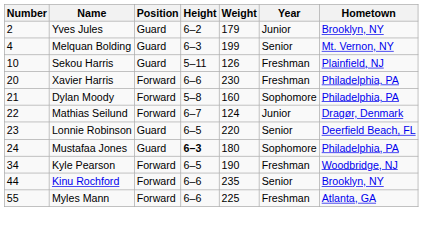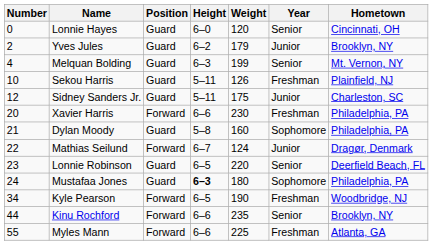+ row: (84, 30)
+ row: (97, 97)
(156, 97) Forward -> (161, 131) Guard
